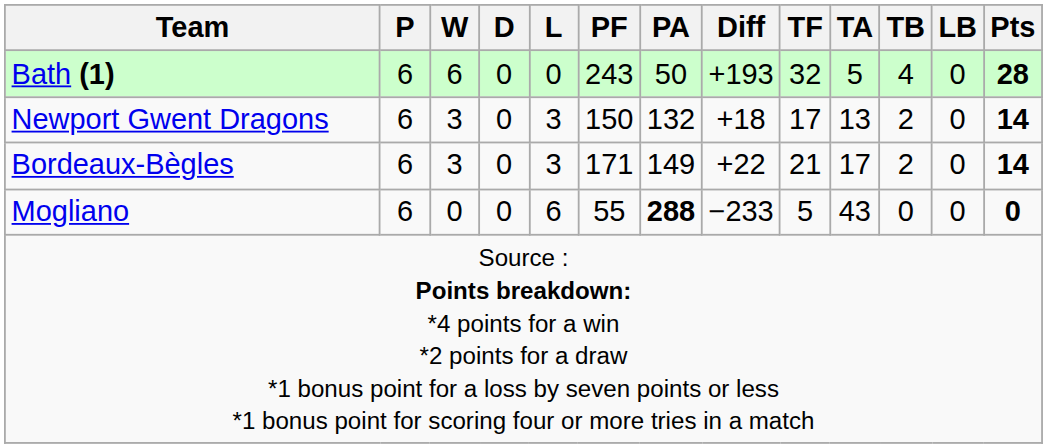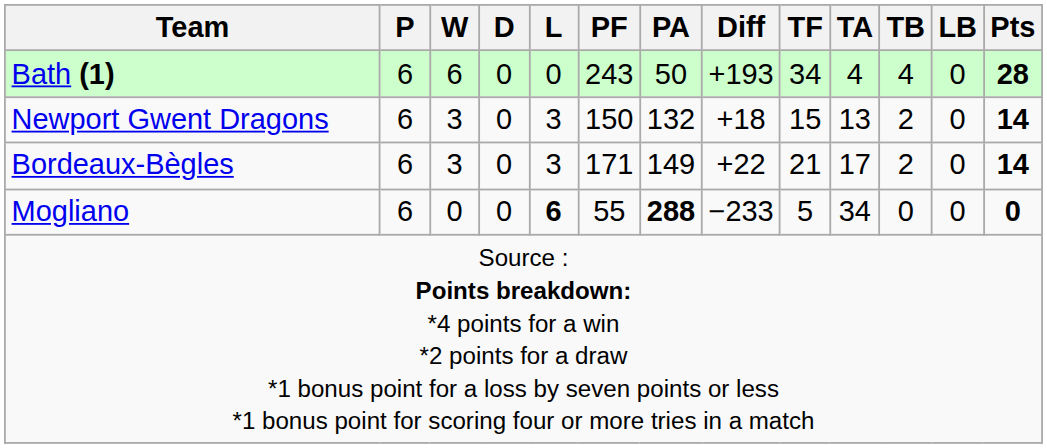(805, 73) 32 -> (805, 73) 34
(855, 73) 5 -> (855, 73) 4
(805, 119) 17 -> (805, 119) 15
(554, 211) normal -> (554, 211) bold
(855, 211) 43 -> (855, 211) 34
